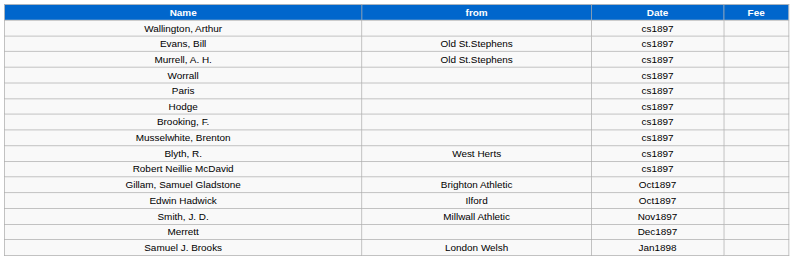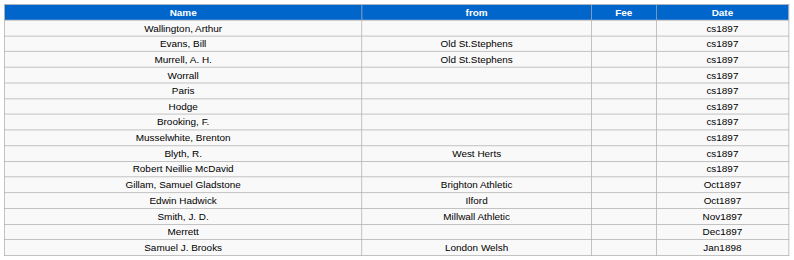columns swapped: (658, 13) <-> (756, 13)
